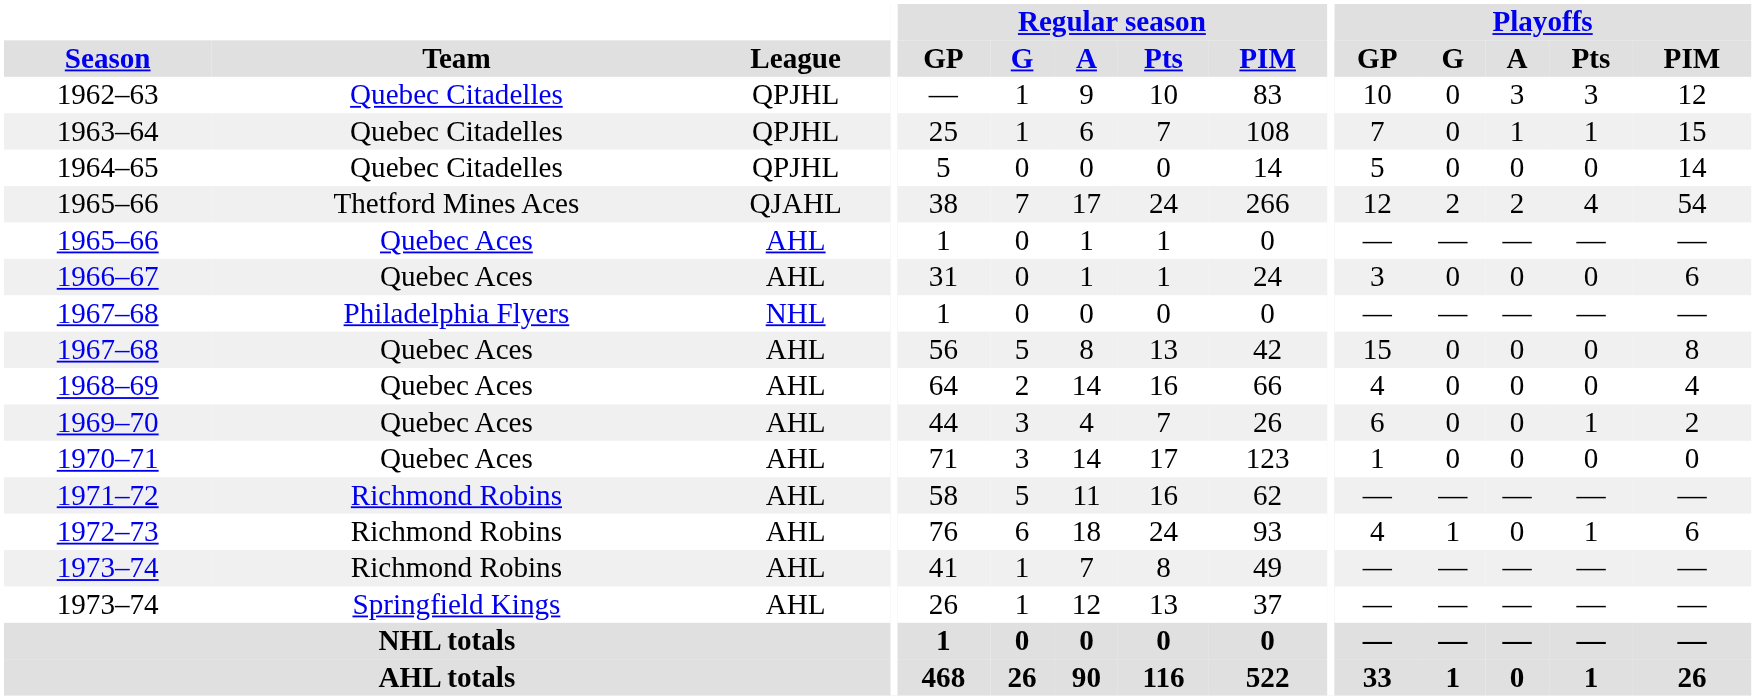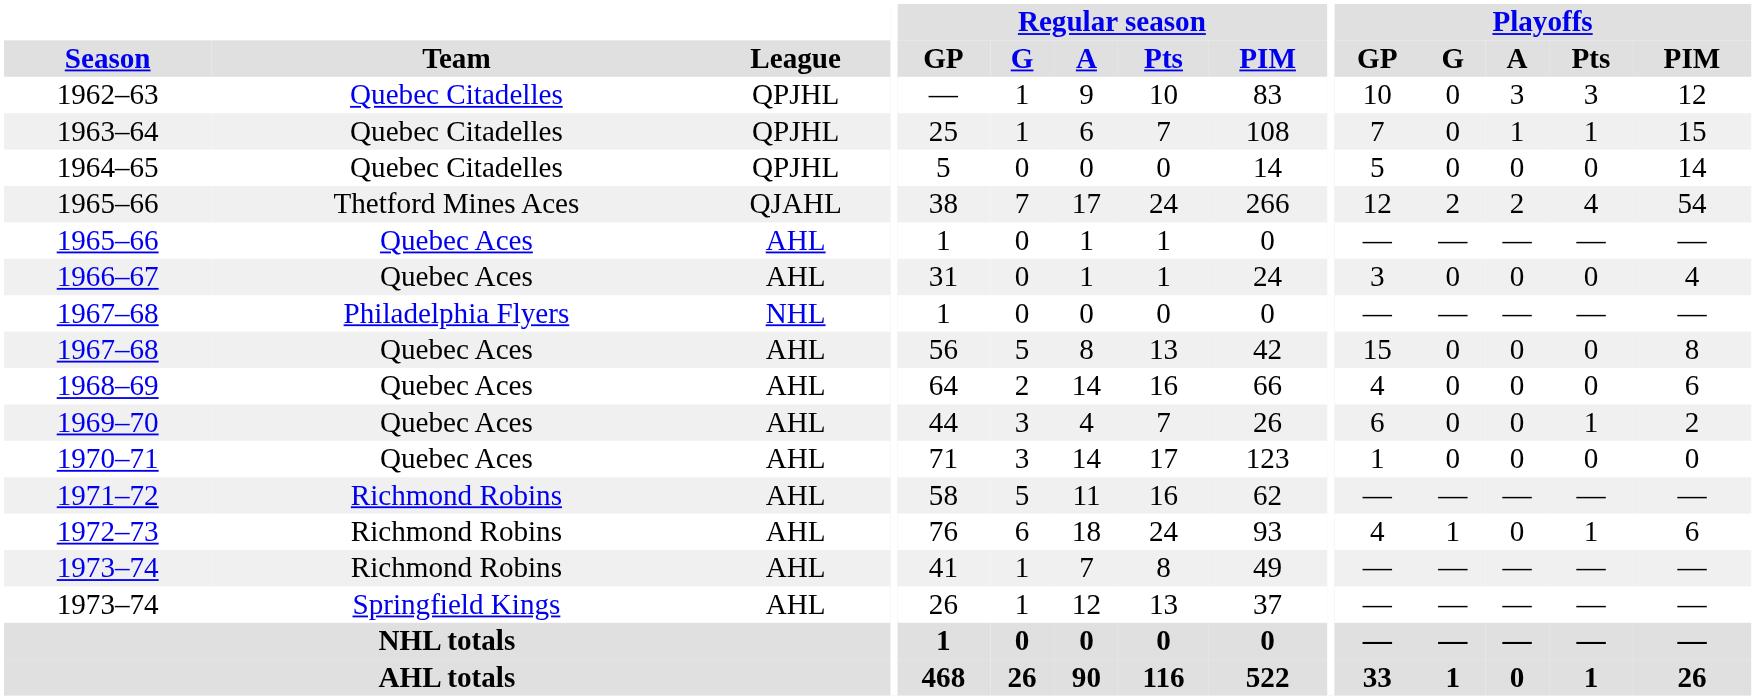(1692, 276) 6 -> (1692, 276) 4
(1692, 385) 4 -> (1692, 385) 6
